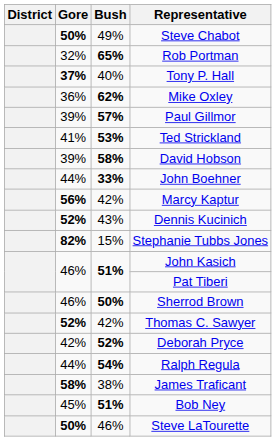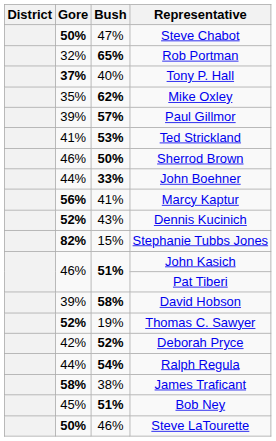(110, 35) 49% -> (110, 35) 47%
(73, 96) 36% -> (73, 96) 35%
rows swapped: (200, 158) <-> (200, 302)
(110, 199) 42% -> (110, 199) 41%
(110, 323) 42% -> (110, 323) 19%
